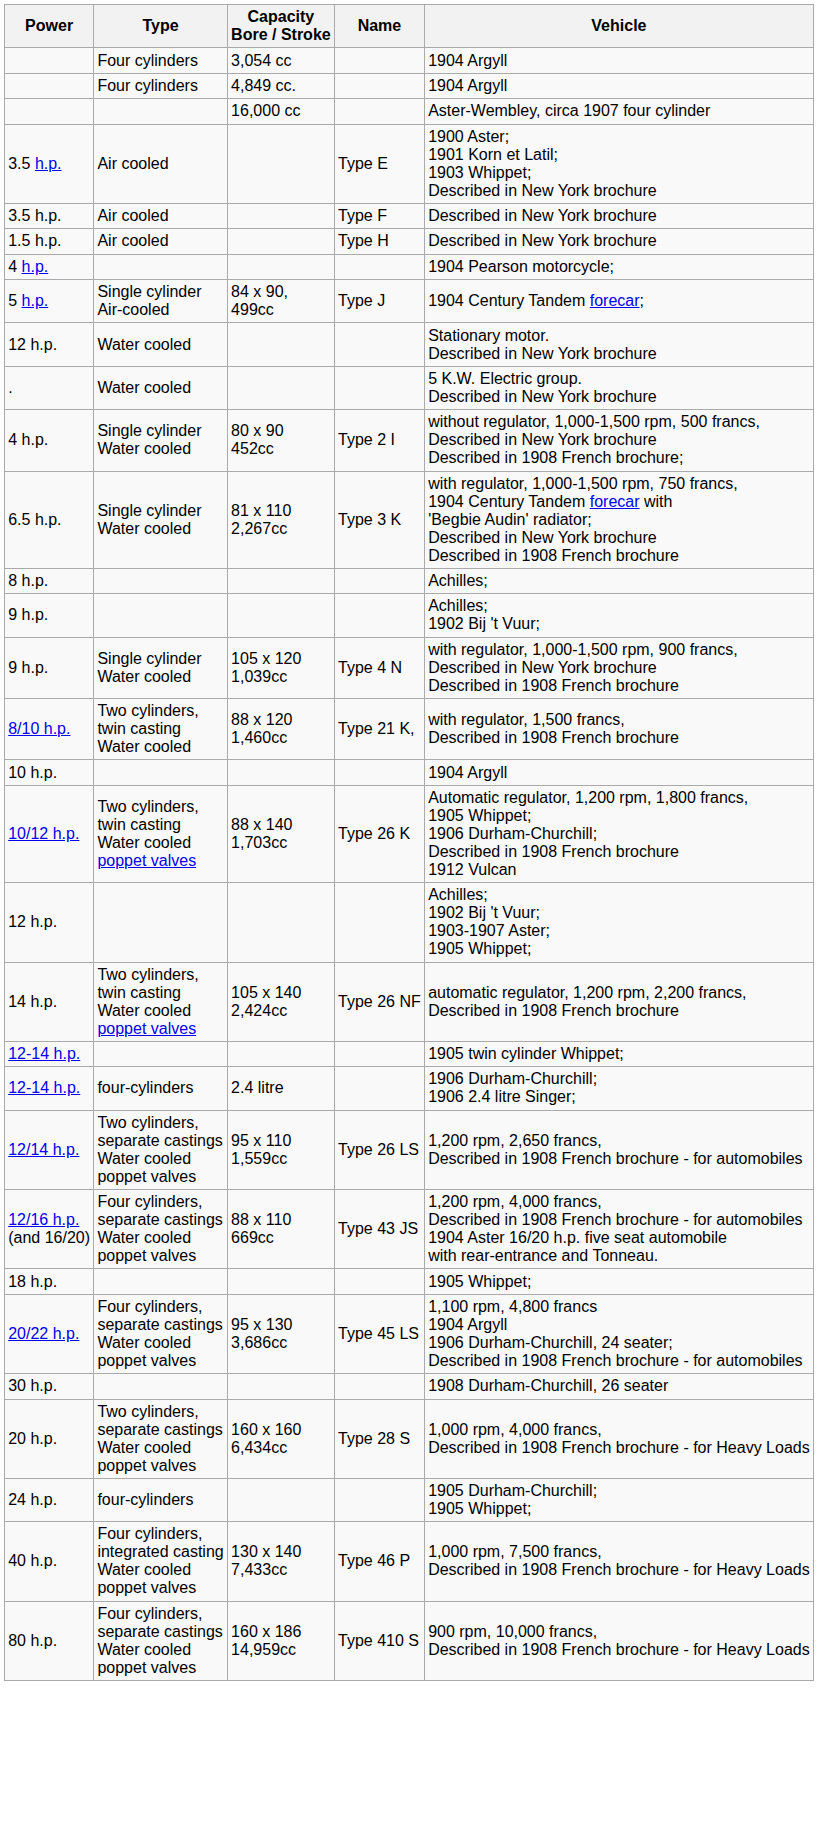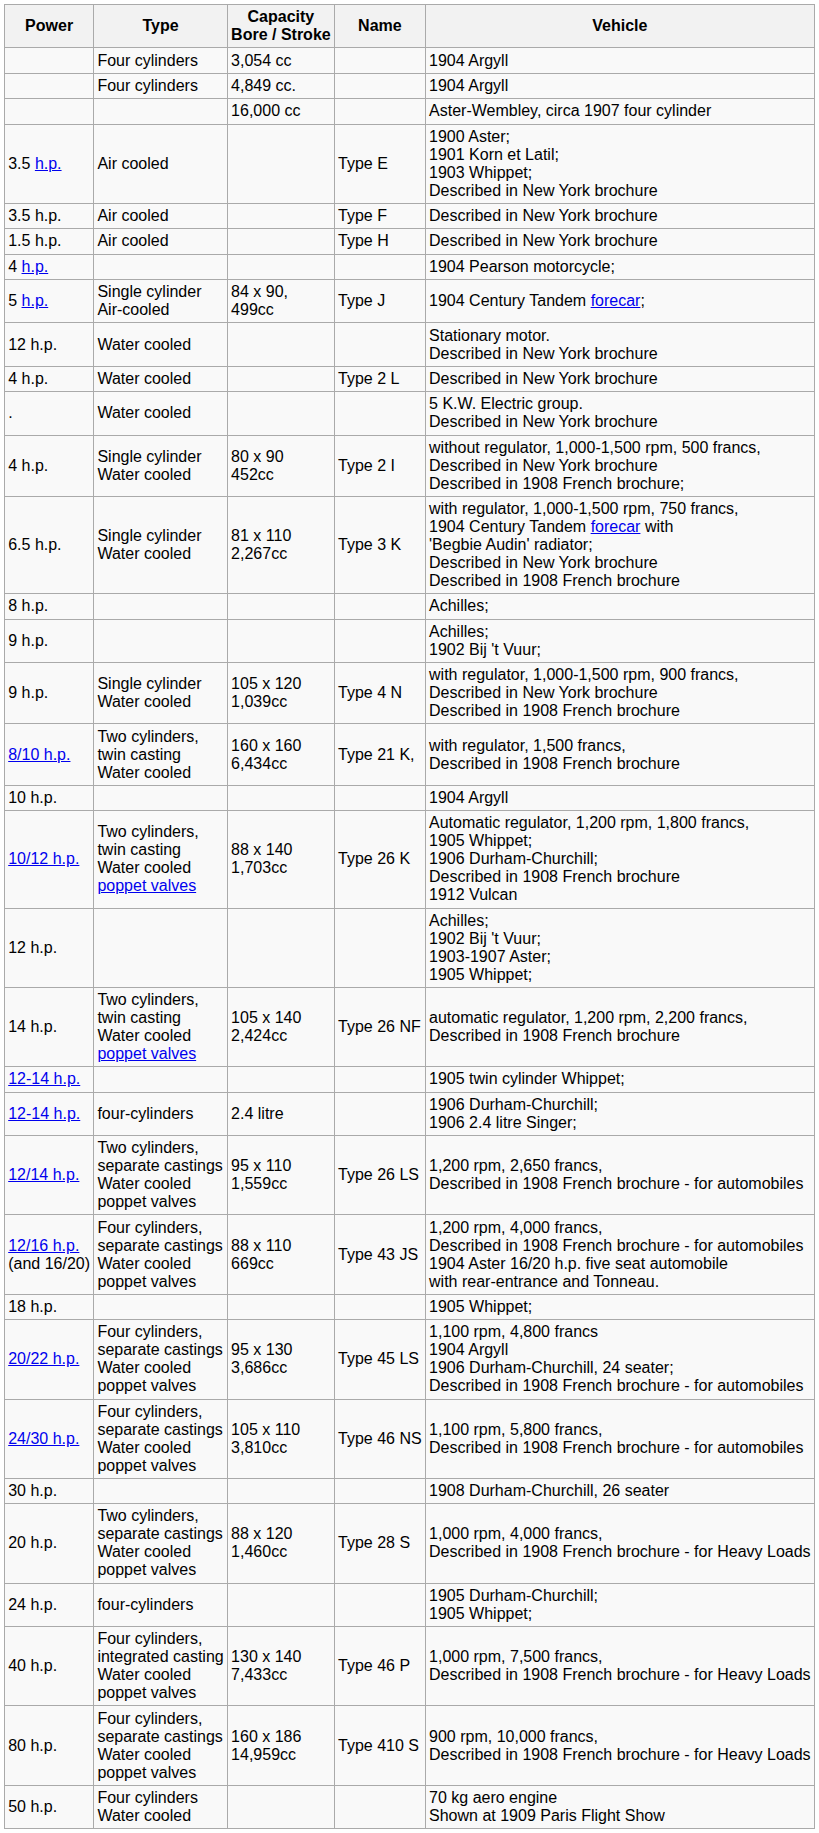+ row: (28, 378)
(262, 729) 88 x 120 1,460cc -> (266, 754) 160 x 160 6,434cc
+ row: (44, 1438)
(266, 1438) 160 x 160 6,434cc -> (262, 1543) 88 x 120 1,460cc
+ row: (33, 1806)
